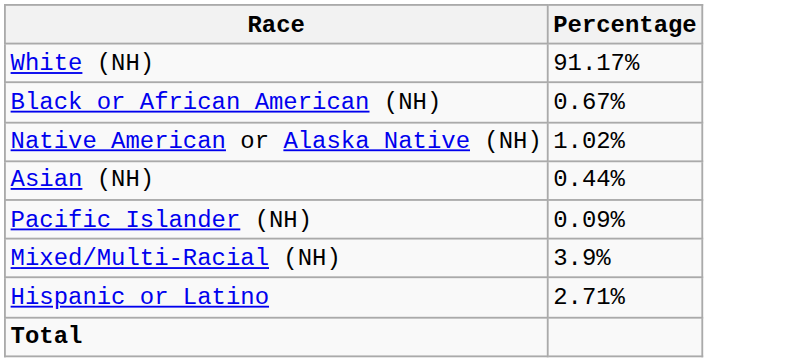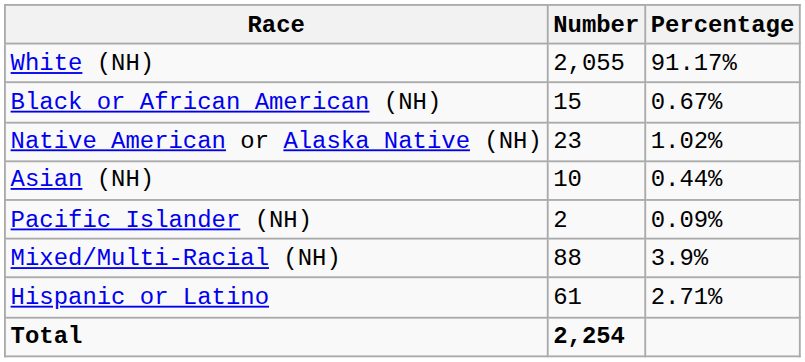+ column: (596, 24)
